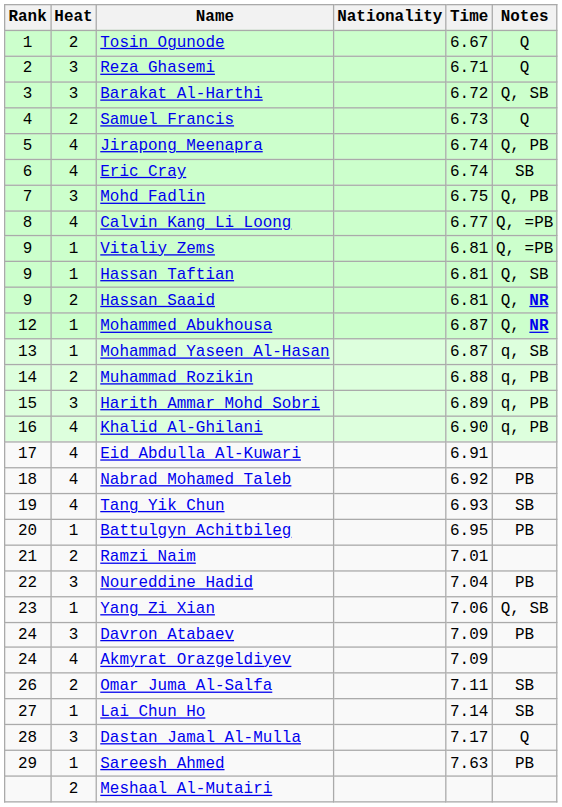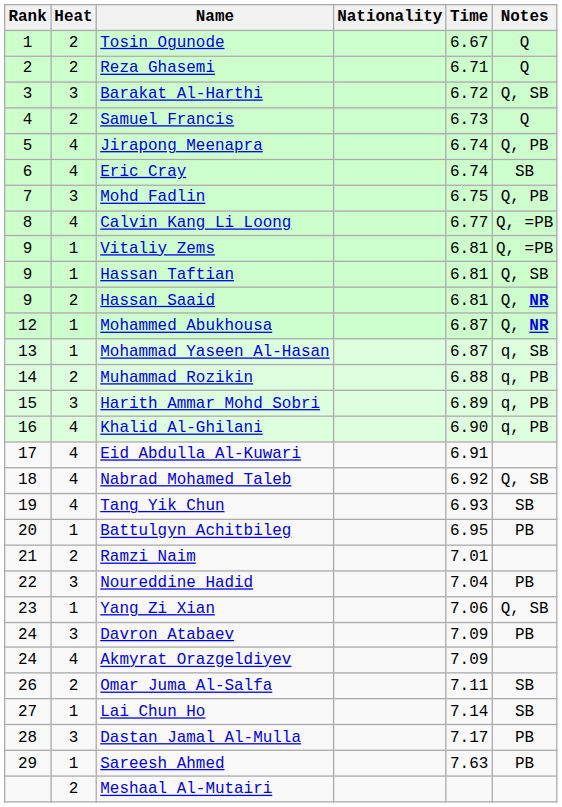(73, 69) 3 -> (73, 69) 2
(525, 481) PB -> (525, 481) Q, SB
(525, 738) Q -> (525, 738) PB
